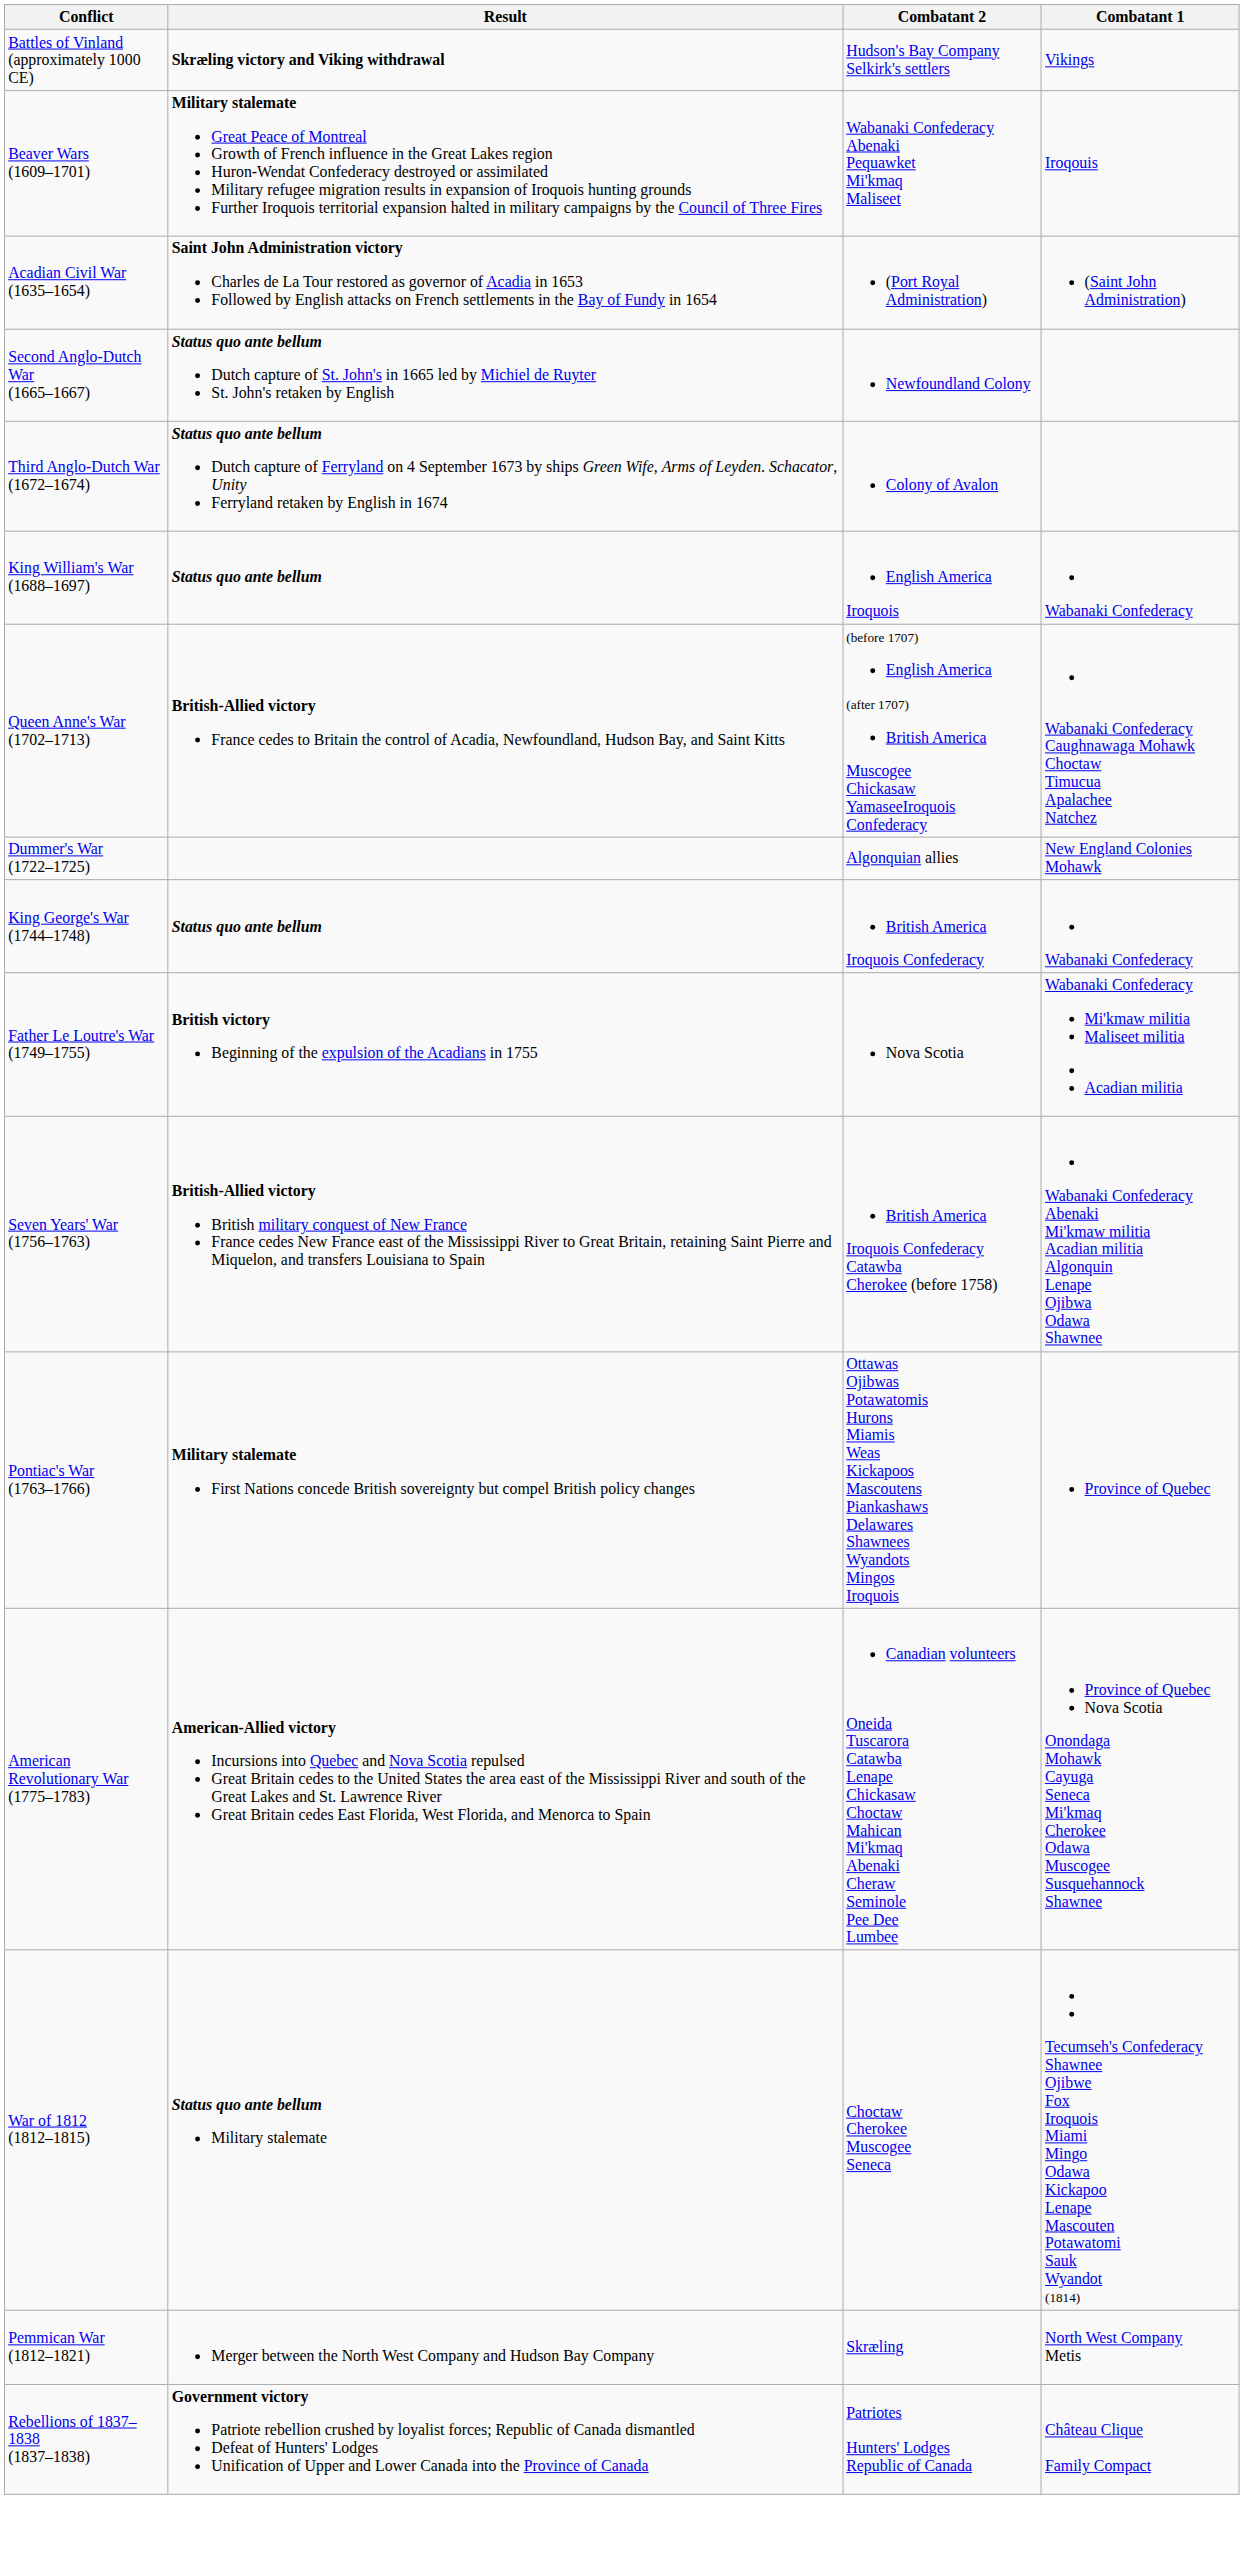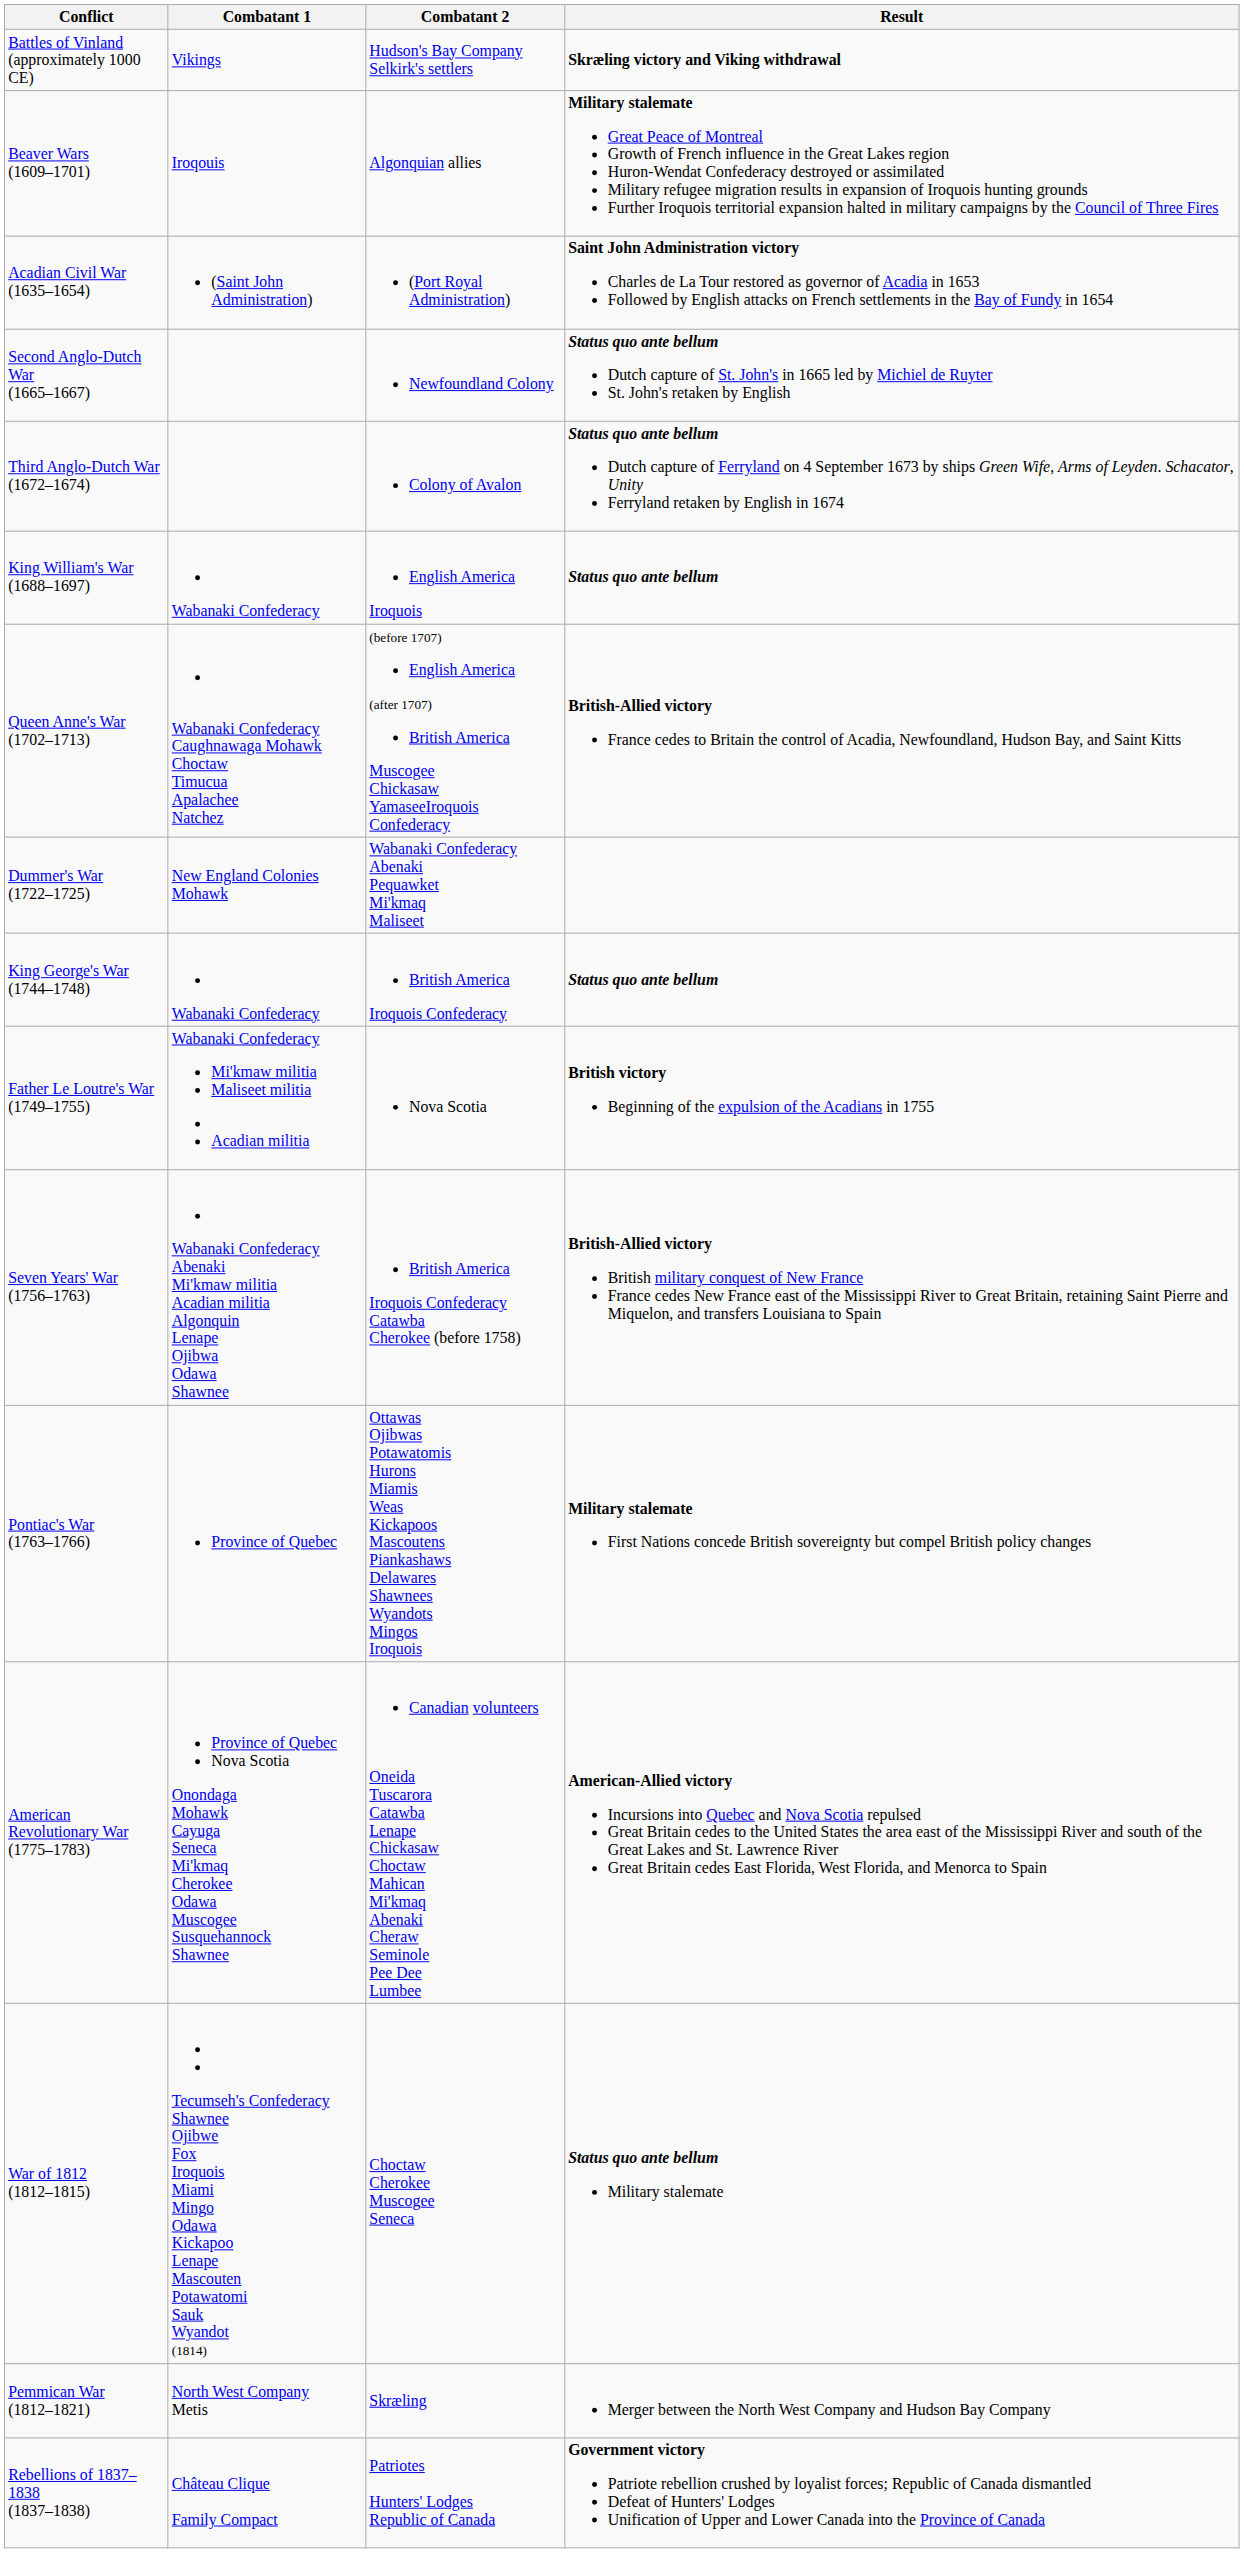columns swapped: (1140, 17) <-> (505, 17)
(920, 163) Wabanaki Confederacy Abenaki Pequawket Mi'kmaq Maliseet -> (425, 163) Algonquian allies
(902, 858) Algonquian allies -> (443, 885) Wabanaki Confederacy Abenaki Pequawket Mi'kmaq Maliseet
